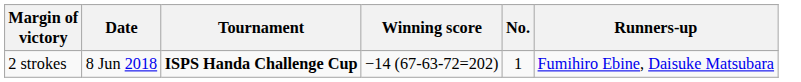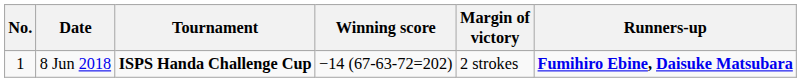columns swapped: (518, 27) <-> (43, 27)
(656, 64) normal -> (665, 64) bold
